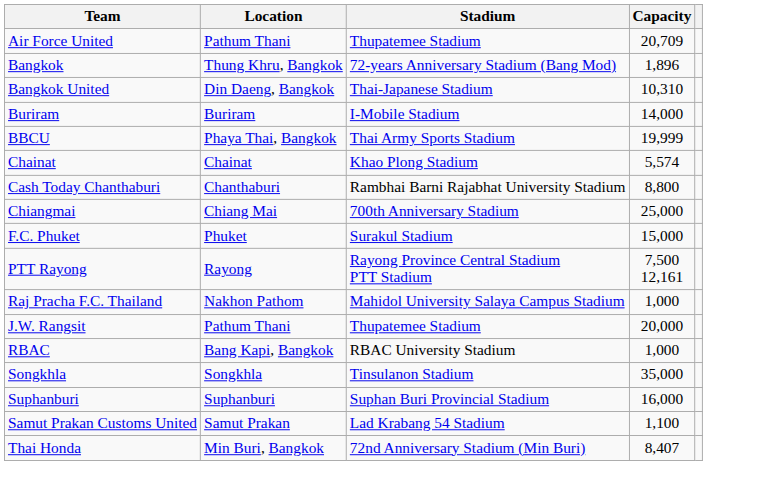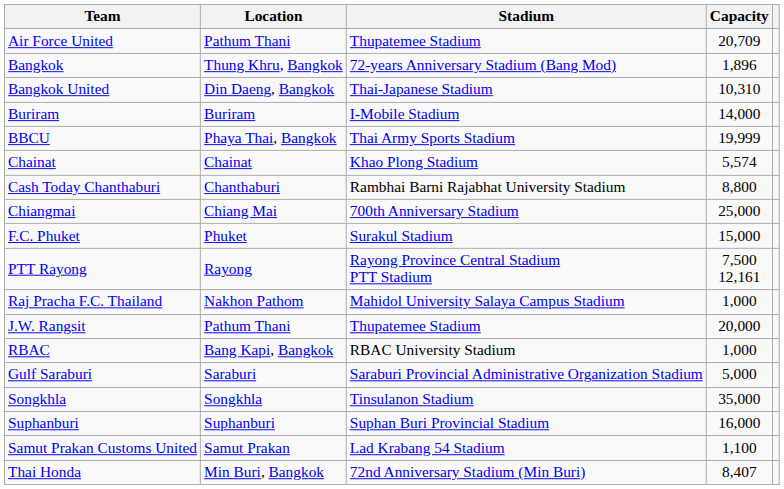+ row: (50, 374)
